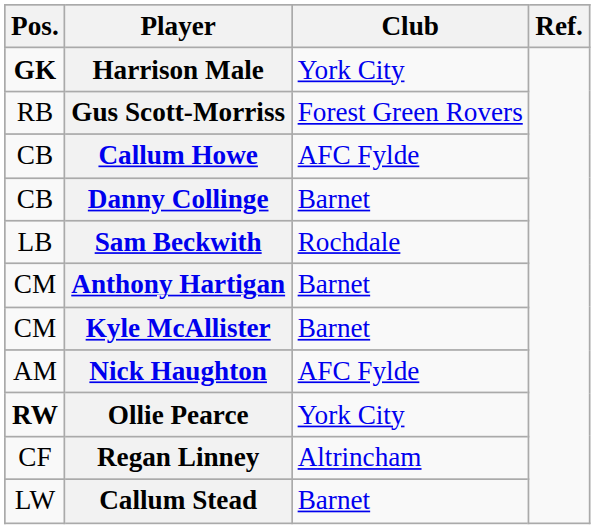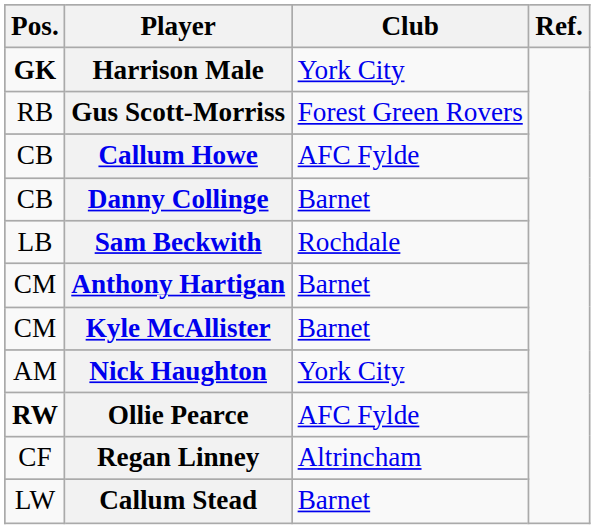(358, 371) AFC Fylde -> (351, 371) York City
(351, 414) York City -> (358, 414) AFC Fylde
